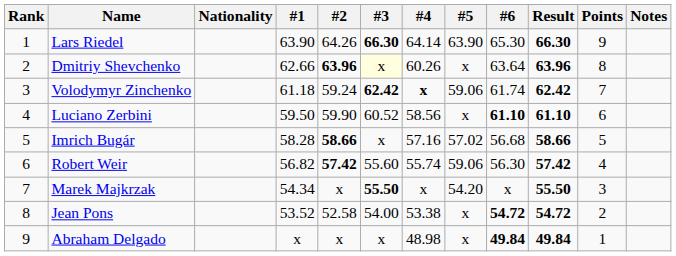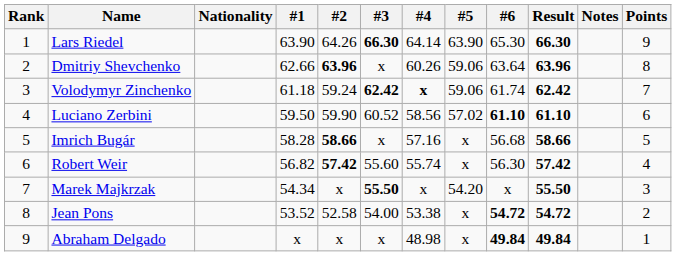columns swapped: (649, 16) <-> (602, 16)
(381, 66) lightyellow background -> (381, 66) no background
(465, 66) x -> (465, 66) 59.06
(465, 115) x -> (465, 115) 57.02
(465, 139) 57.02 -> (465, 139) x
(465, 164) 59.06 -> (465, 164) x
